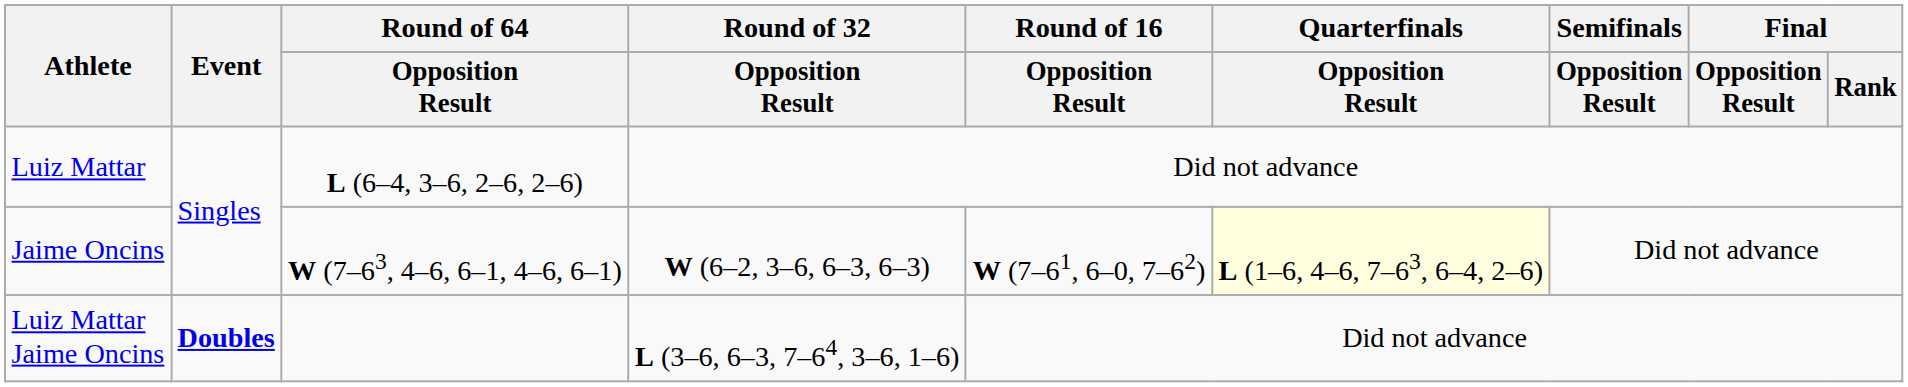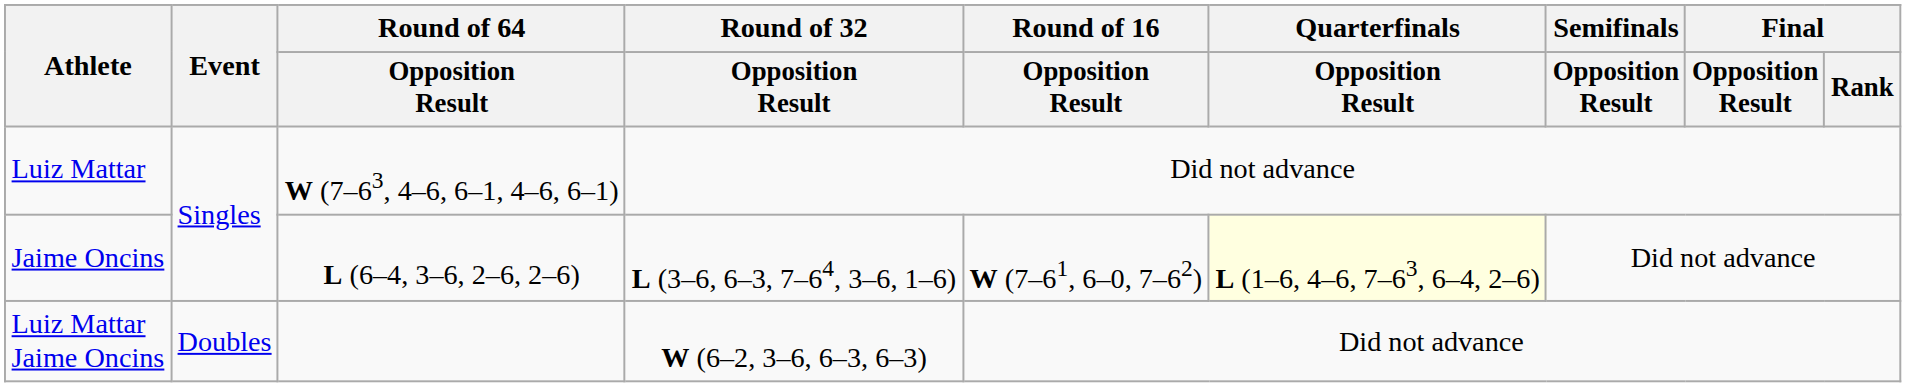(455, 183) L (6–4, 3–6, 2–6, 2–6) -> (452, 187) W (7–63, 4–6, 6–1, 4–6, 6–1)
(455, 267) W (7–63, 4–6, 6–1, 4–6, 6–1) -> (452, 274) L (6–4, 3–6, 2–6, 2–6)
(797, 267) W (6–2, 3–6, 6–3, 6–3) -> (794, 274) L (3–6, 6–3, 7–64, 3–6, 1–6)
(226, 337) bold -> (225, 341) normal
(797, 354) L (3–6, 6–3, 7–64, 3–6, 1–6) -> (794, 358) W (6–2, 3–6, 6–3, 6–3)
